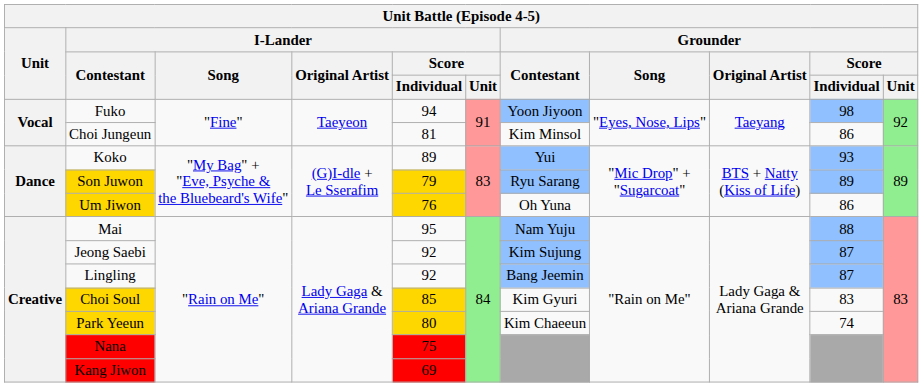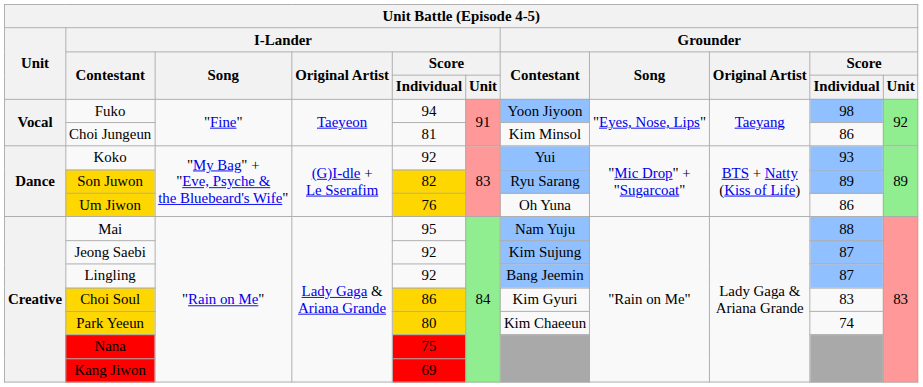(429, 157) 89 -> (429, 157) 92
(429, 181) 79 -> (429, 181) 82
(429, 299) 85 -> (429, 299) 86
